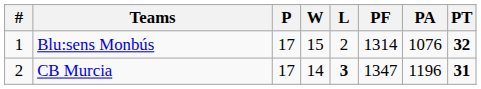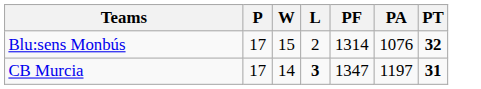- column: (19, 17)
(425, 71) 1196 -> (396, 71) 1197
